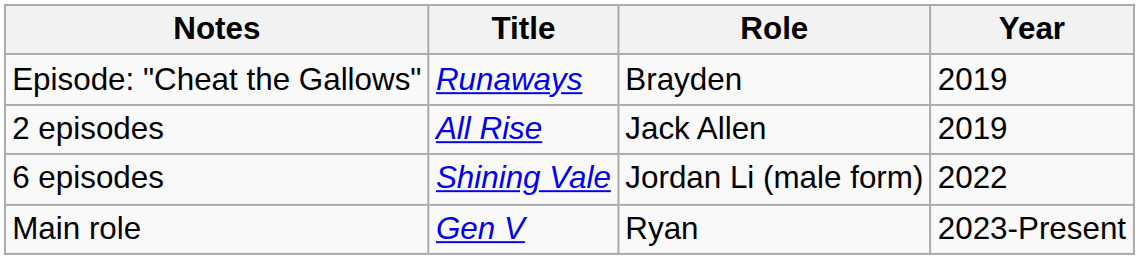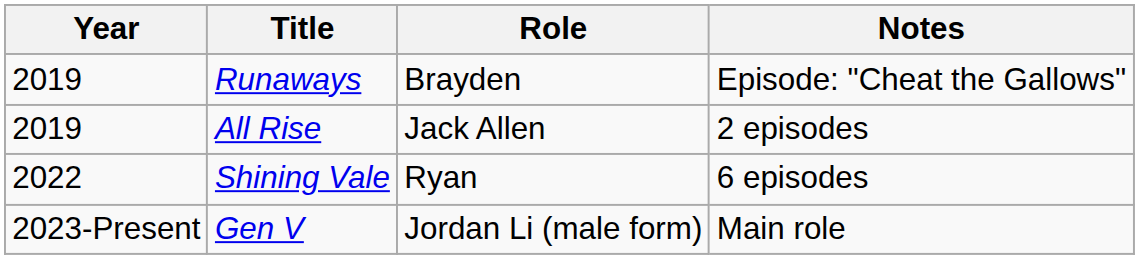columns swapped: (1032, 29) <-> (217, 29)
(774, 178) Jordan Li (male form) -> (441, 178) Ryan
(662, 228) Ryan -> (553, 228) Jordan Li (male form)
